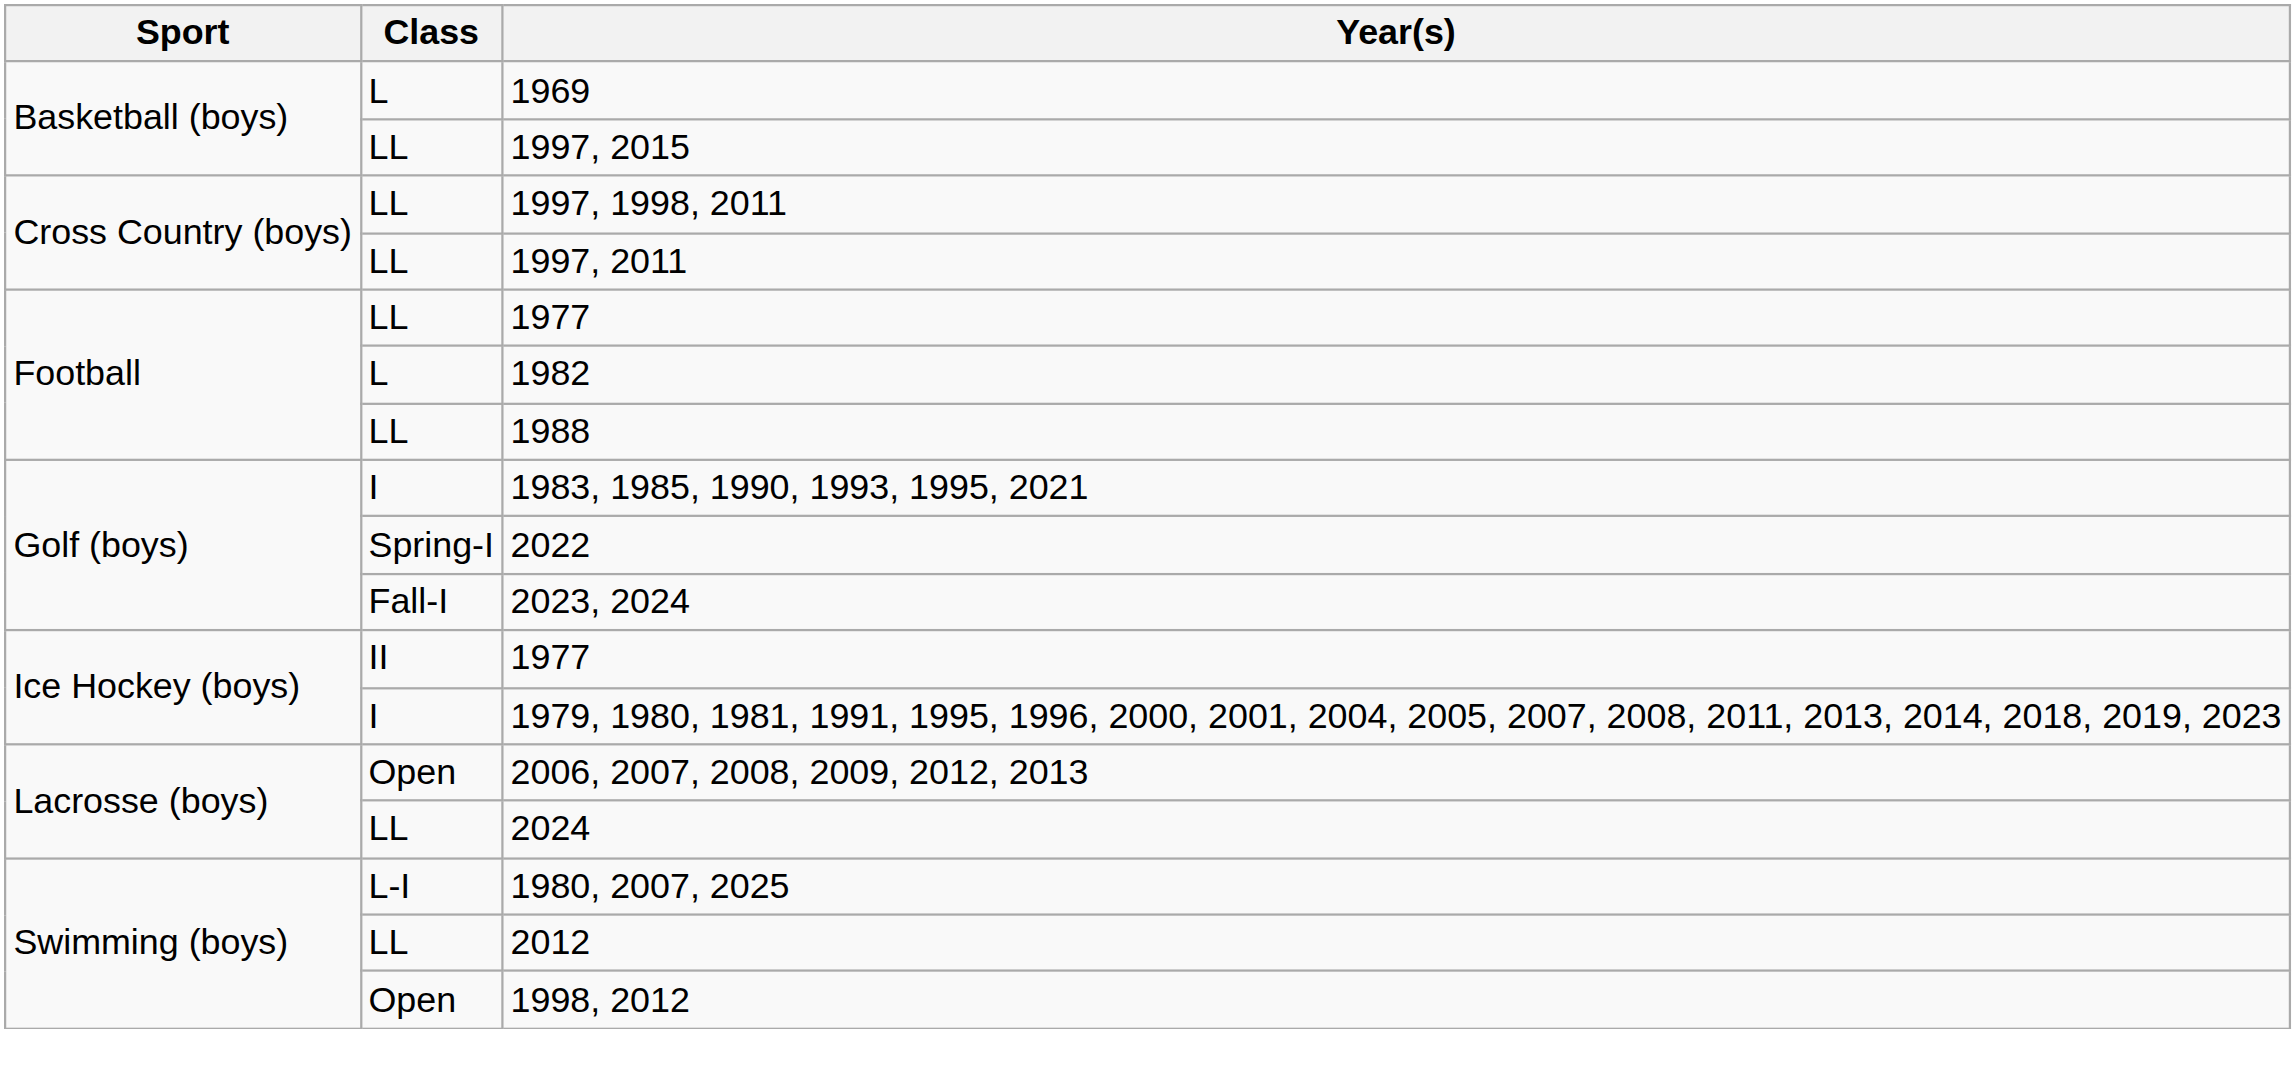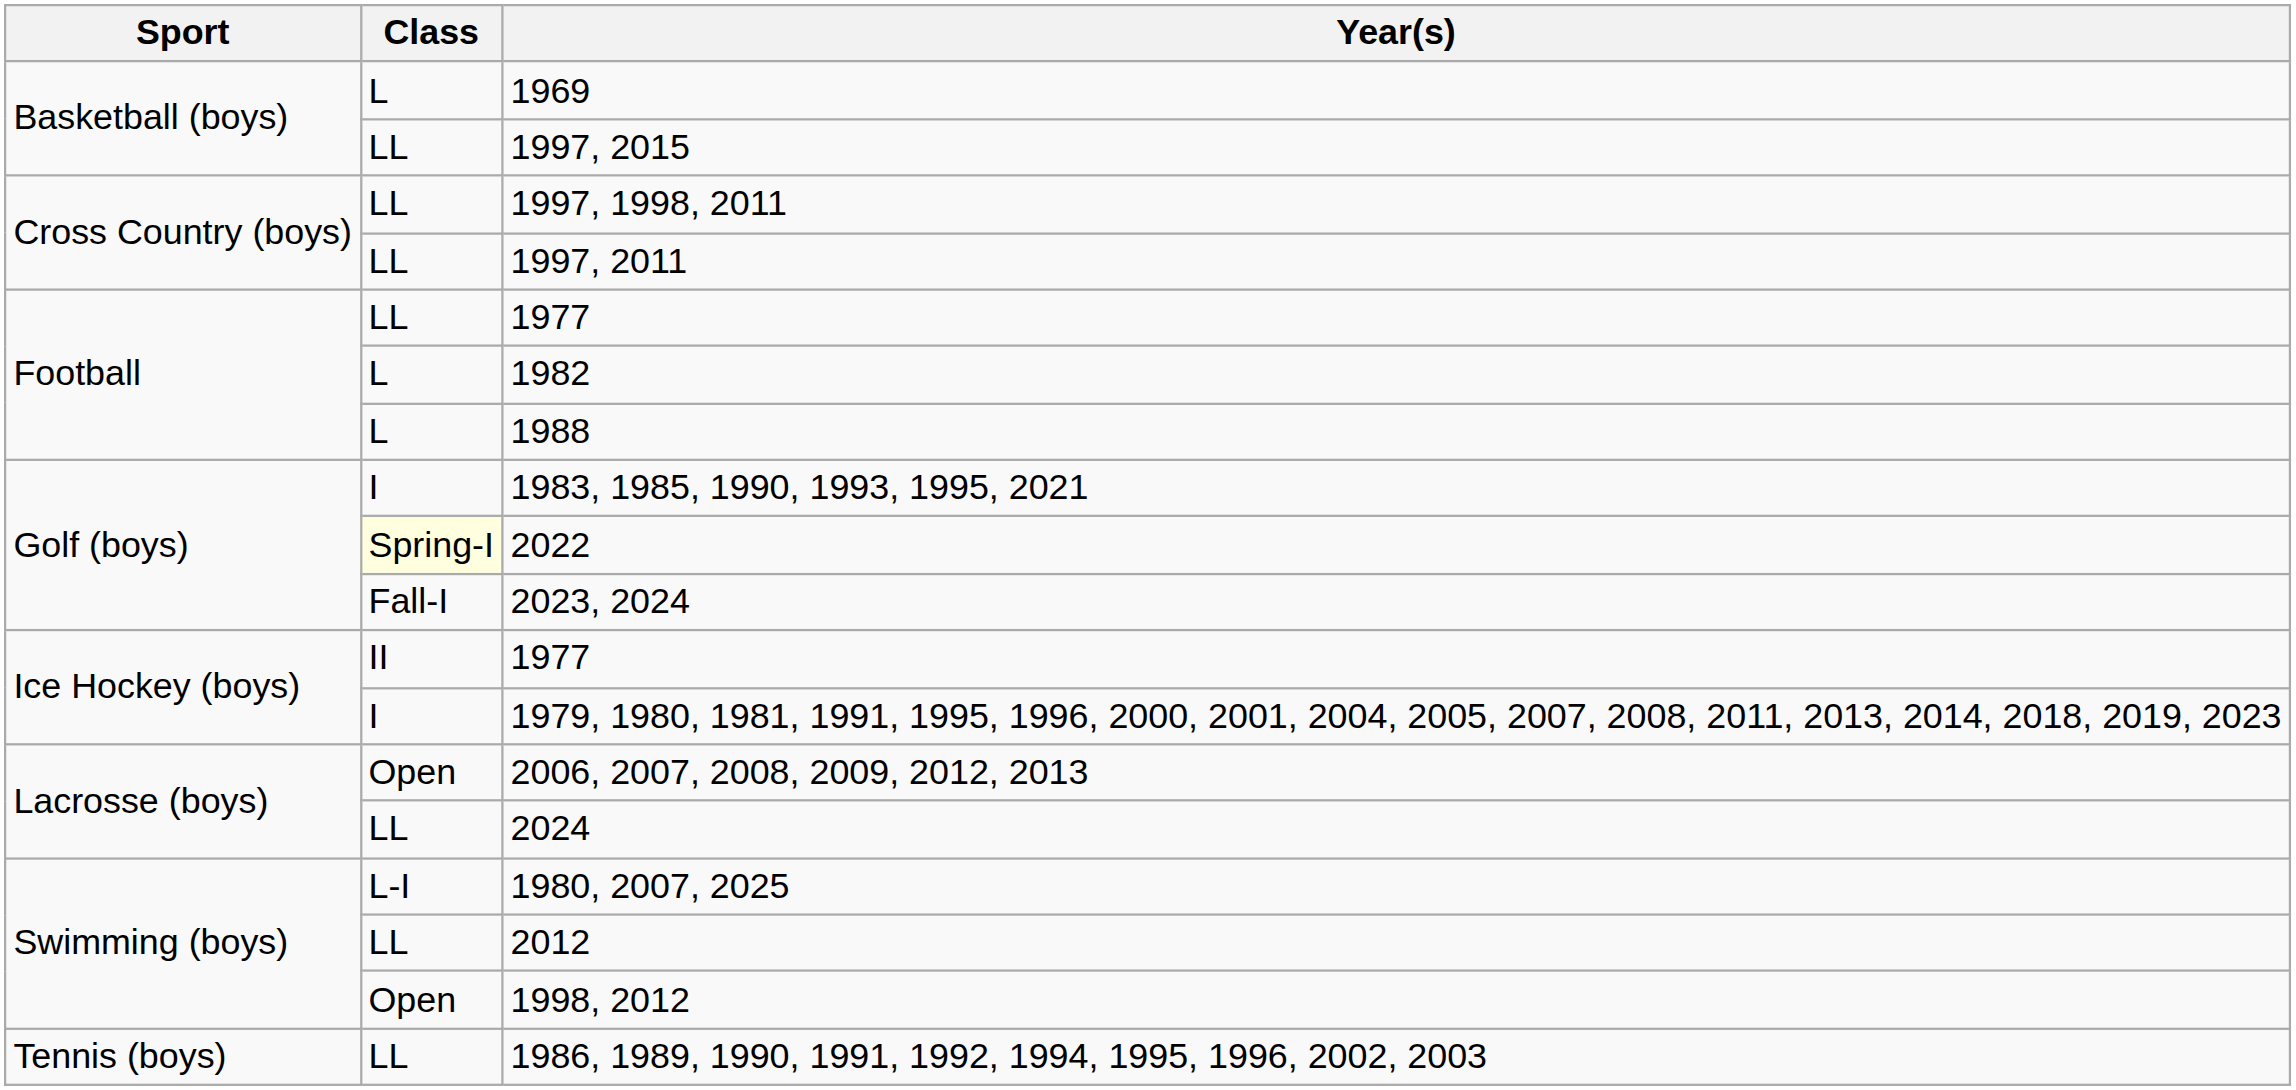(388, 430) LL -> (378, 430) L
(431, 544) no background -> (431, 544) lightyellow background
+ row: (120, 1056)
